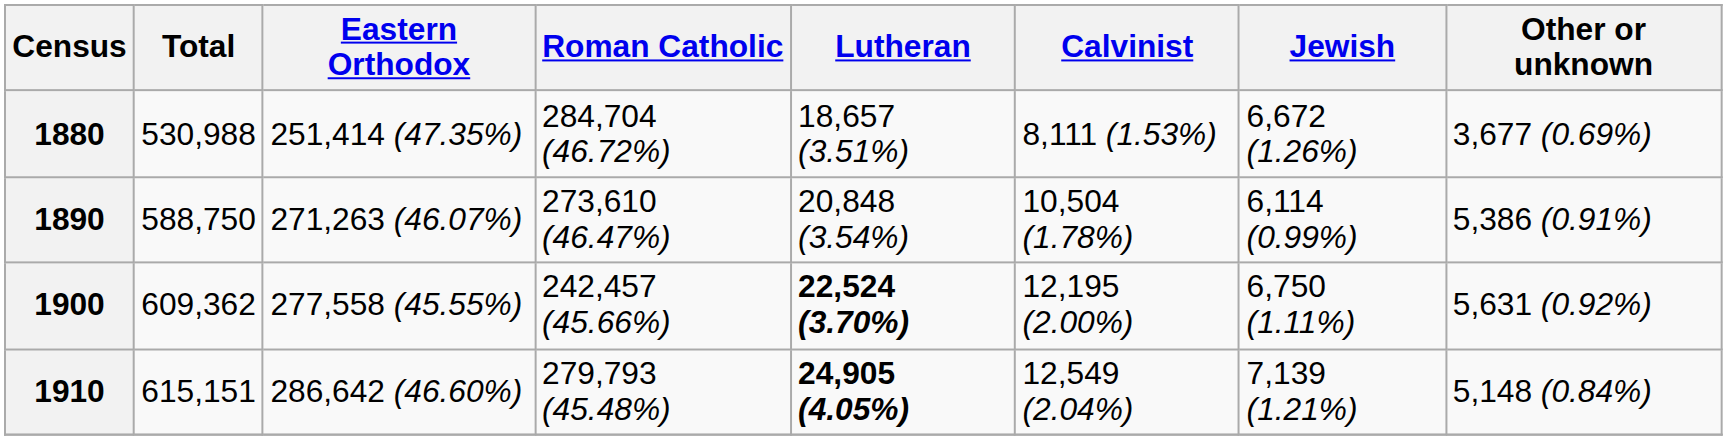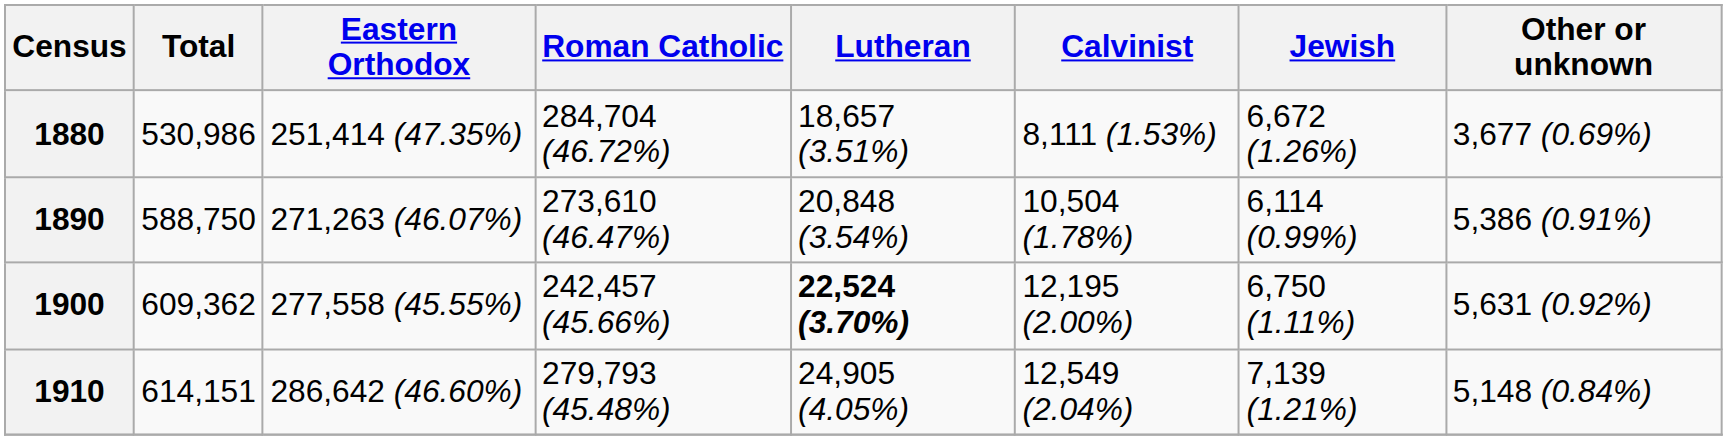(199, 133) 530,988 -> (199, 133) 530,986
(199, 390) 615,151 -> (199, 390) 614,151
(854, 390) bold -> (854, 390) normal
